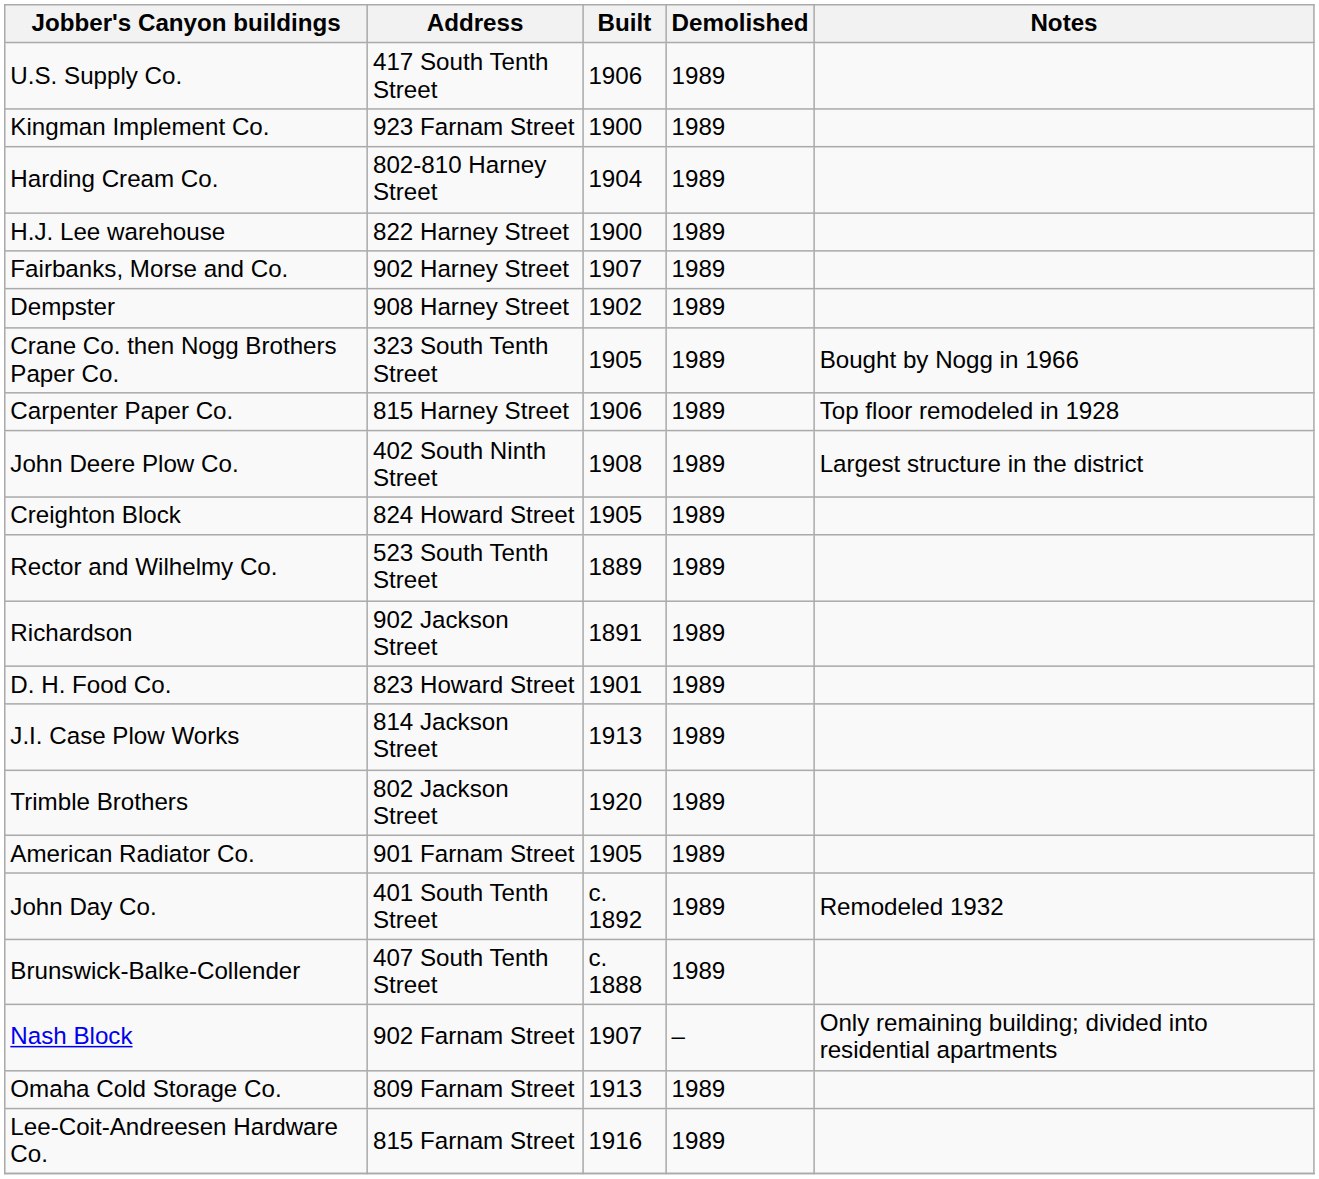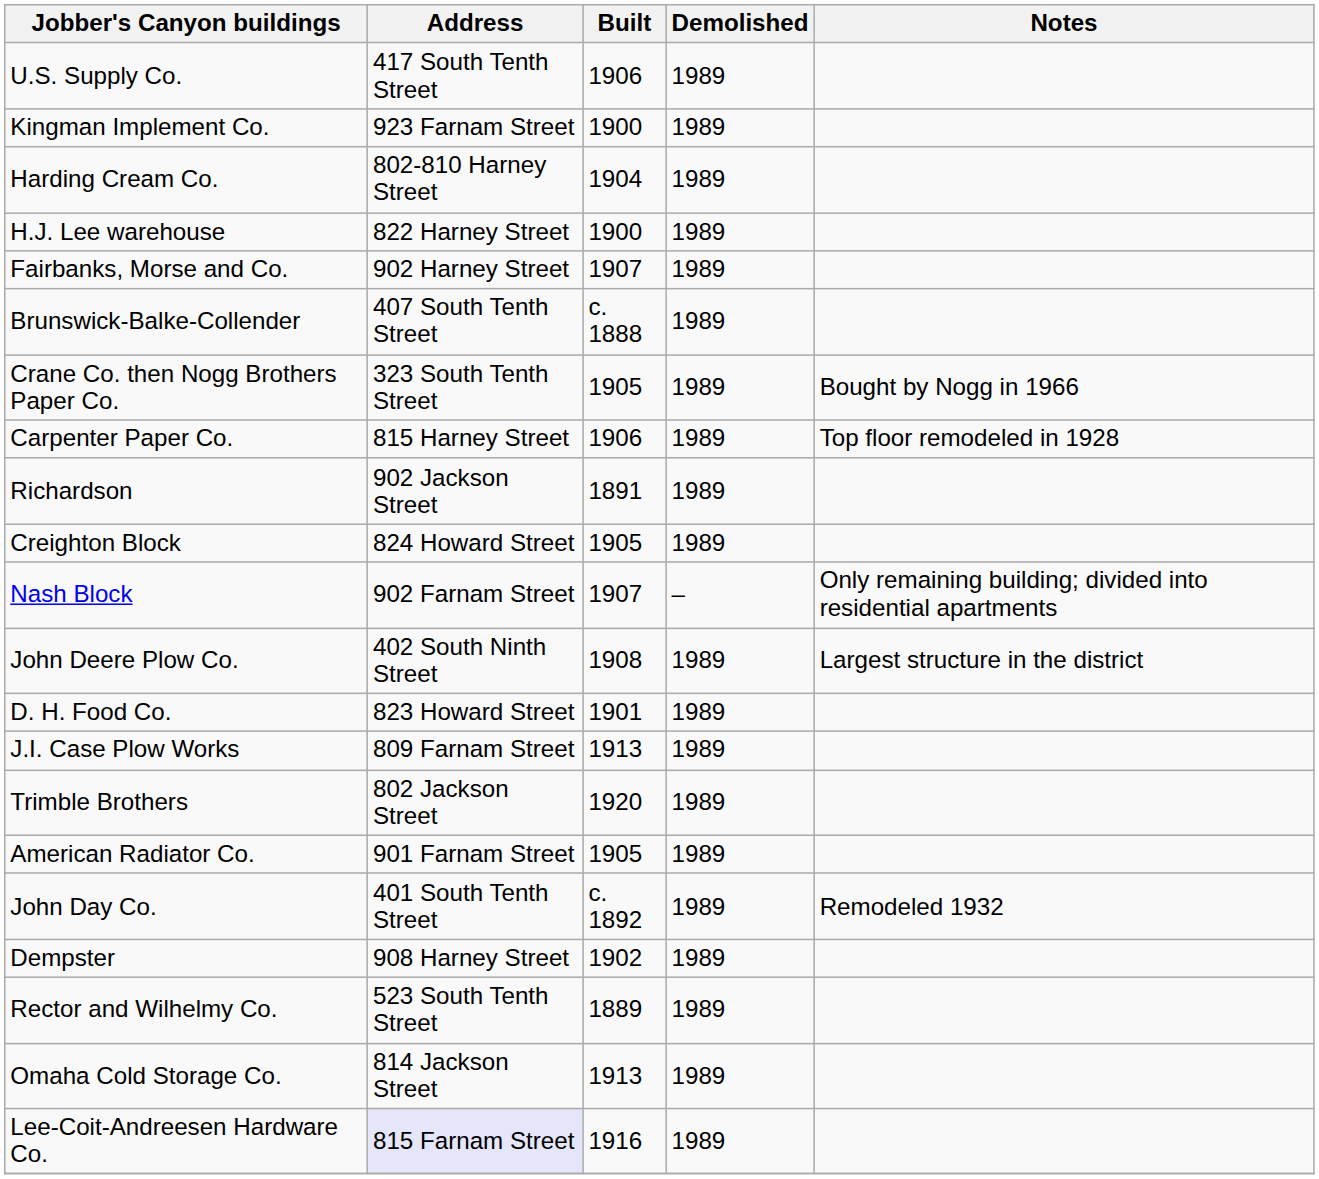rows swapped: (63, 307) <-> (155, 971)
rows swapped: (124, 463) <-> (71, 632)
rows swapped: (144, 567) <-> (71, 1037)
(441, 736) 814 Jackson Street -> (474, 750) 809 Farnam Street
(474, 1088) 809 Farnam Street -> (441, 1075) 814 Jackson Street
(474, 1140) no background -> (474, 1140) lavender background
